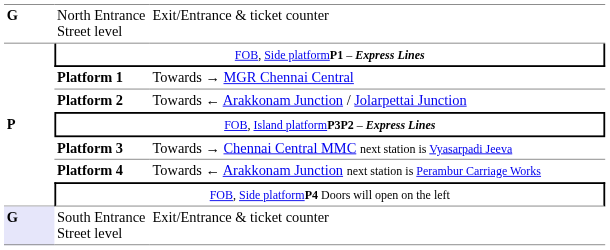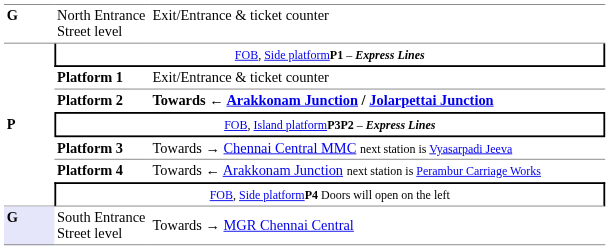(253, 77) Towards → MGR Chennai Central -> (241, 77) Exit/Entrance & ticket counter
(310, 100) normal -> (323, 100) bold
(241, 217) Exit/Entrance & ticket counter -> (253, 225) Towards → MGR Chennai Central
